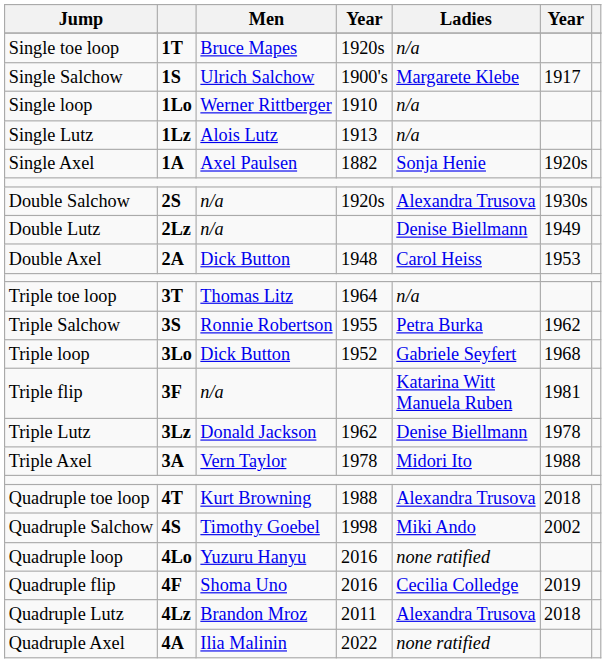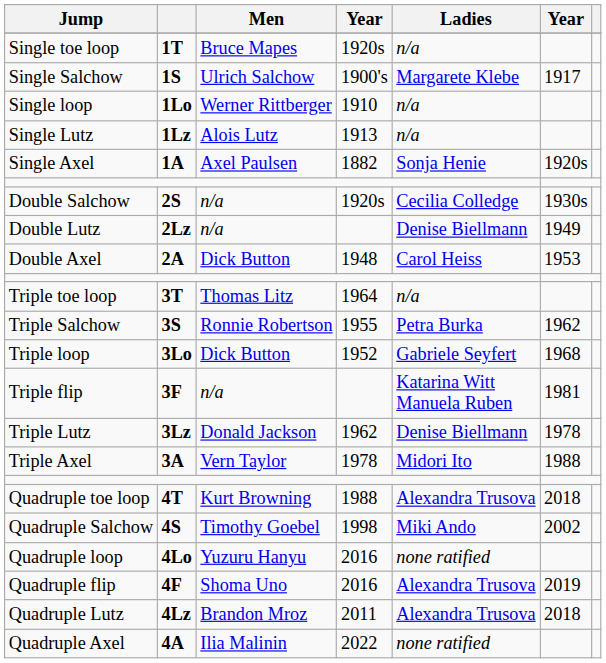(466, 200) Alexandra Trusova -> (457, 200) Cecilia Colledge
(457, 585) Cecilia Colledge -> (466, 585) Alexandra Trusova
